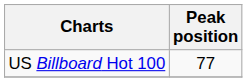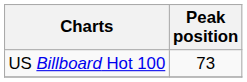(206, 63) 77 -> (206, 63) 73
